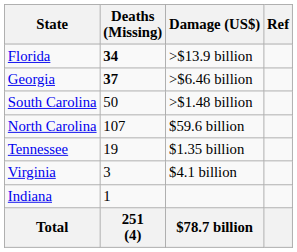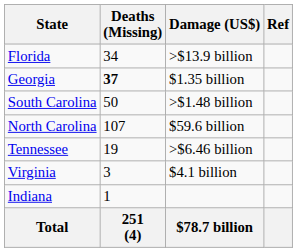(111, 56) bold -> (111, 56) normal
(211, 79) >$6.46 billion -> (207, 79) $1.35 billion
(207, 149) $1.35 billion -> (211, 149) >$6.46 billion
